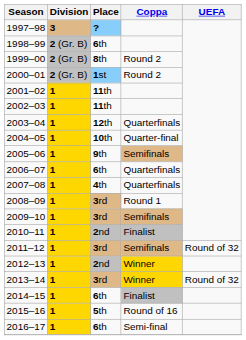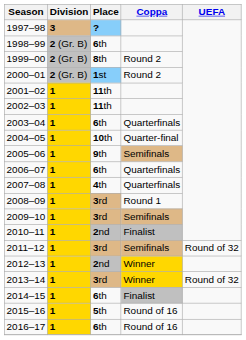(103, 122) 12th -> (100, 122) 6th
(146, 327) Semi-final -> (150, 327) Round of 16
